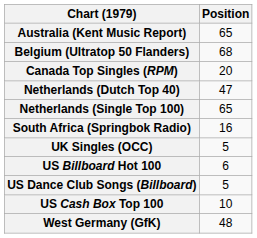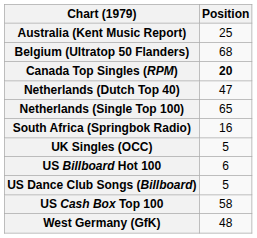(226, 33) 65 -> (226, 33) 25
(226, 71) normal -> (226, 71) bold
(226, 204) 10 -> (226, 204) 58
